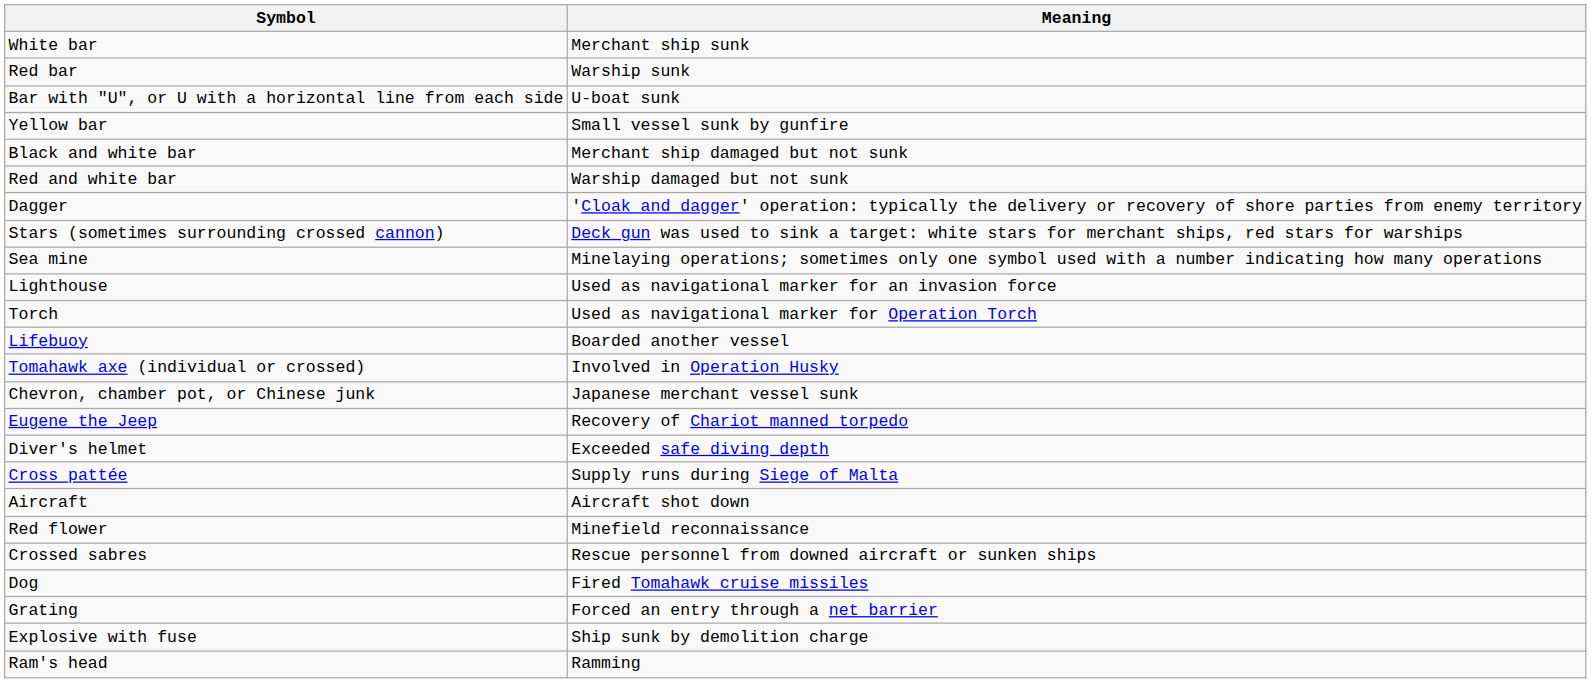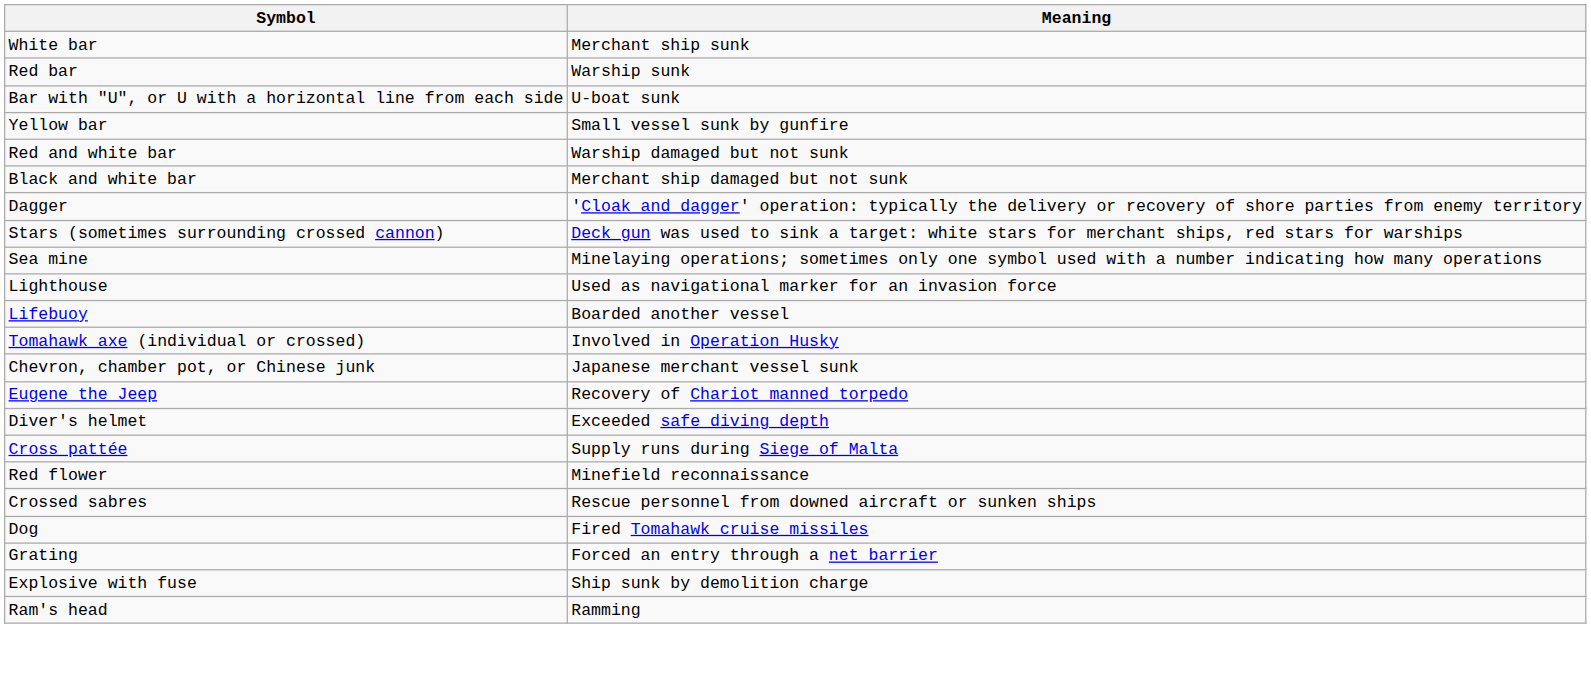rows swapped: (103, 153) <-> (93, 180)
- row: (33, 314)
- row: (48, 502)
